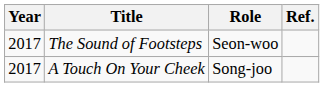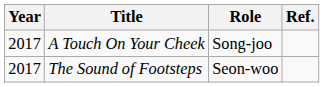rows swapped: (127, 69) <-> (125, 43)
